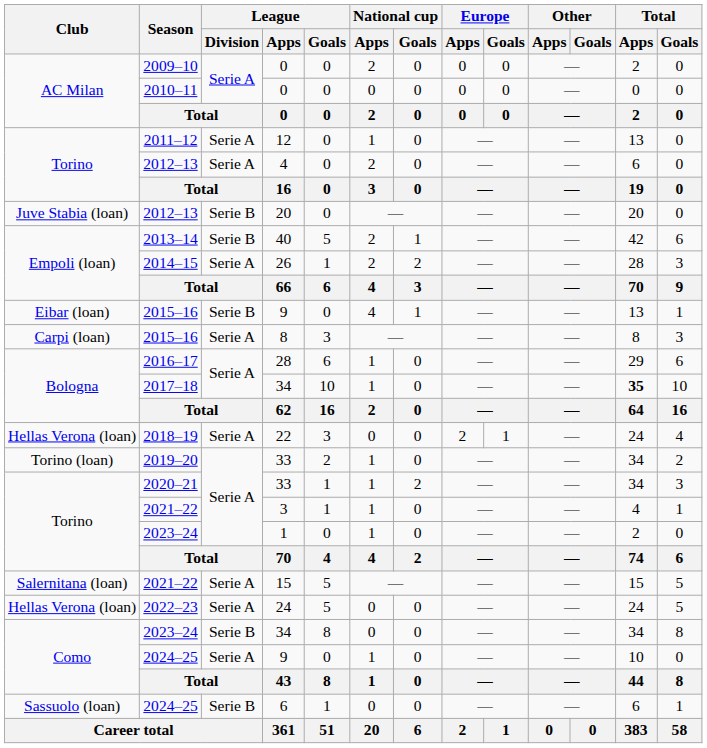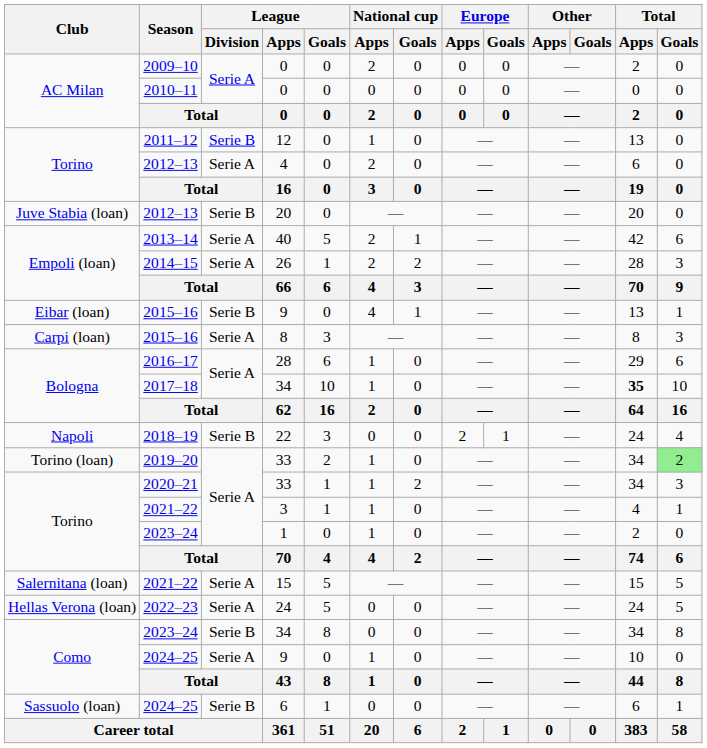(232, 139) Serie A -> (232, 139) Serie B
(232, 238) Serie B -> (232, 238) Serie A
(72, 435) Hellas Verona (loan) -> (72, 435) Napoli
(232, 435) Serie A -> (232, 435) Serie B
(679, 459) no background -> (679, 459) lightgreen background
